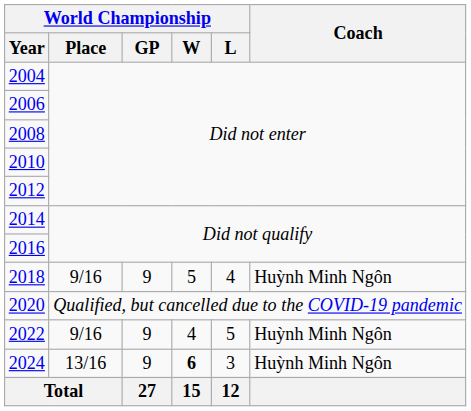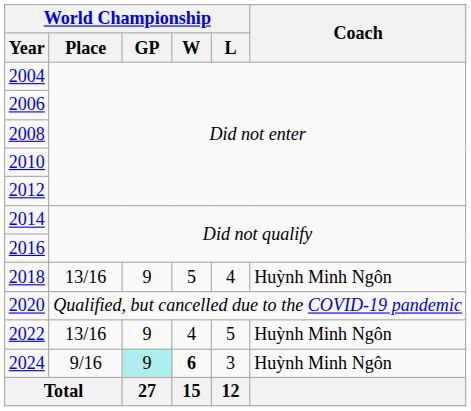(86, 276) 9/16 -> (86, 276) 13/16
(86, 334) 9/16 -> (86, 334) 13/16
(86, 362) 13/16 -> (86, 362) 9/16
(147, 362) no background -> (147, 362) paleturquoise background
